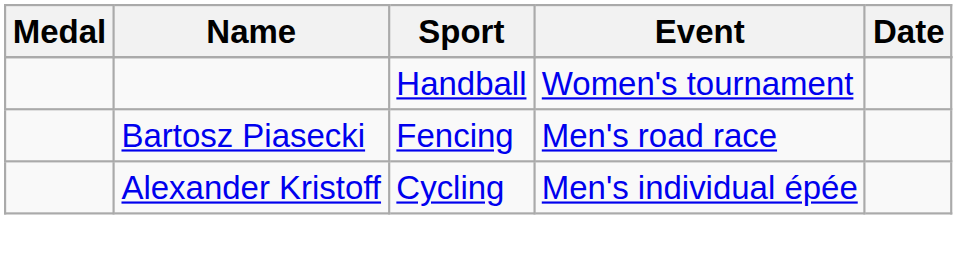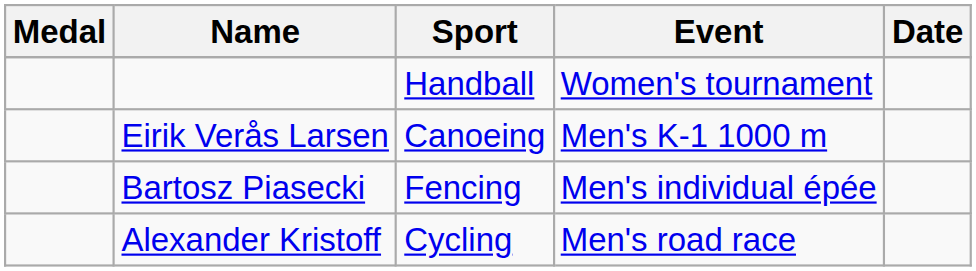+ row: (255, 136)
(659, 136) Men's road race -> (719, 188) Men's individual épée
(700, 188) Men's individual épée -> (678, 240) Men's road race
